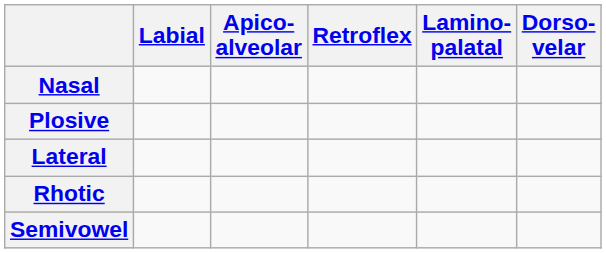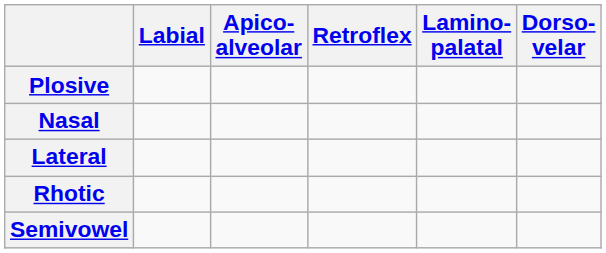rows swapped: (69, 120) <-> (69, 84)
